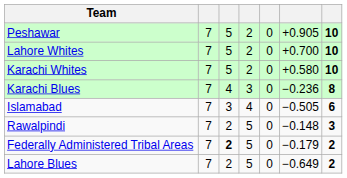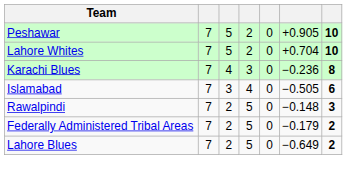(301, 51) +0.700 -> (301, 51) +0.704
- row: (47, 70)
(229, 145) bold -> (229, 126) normal
